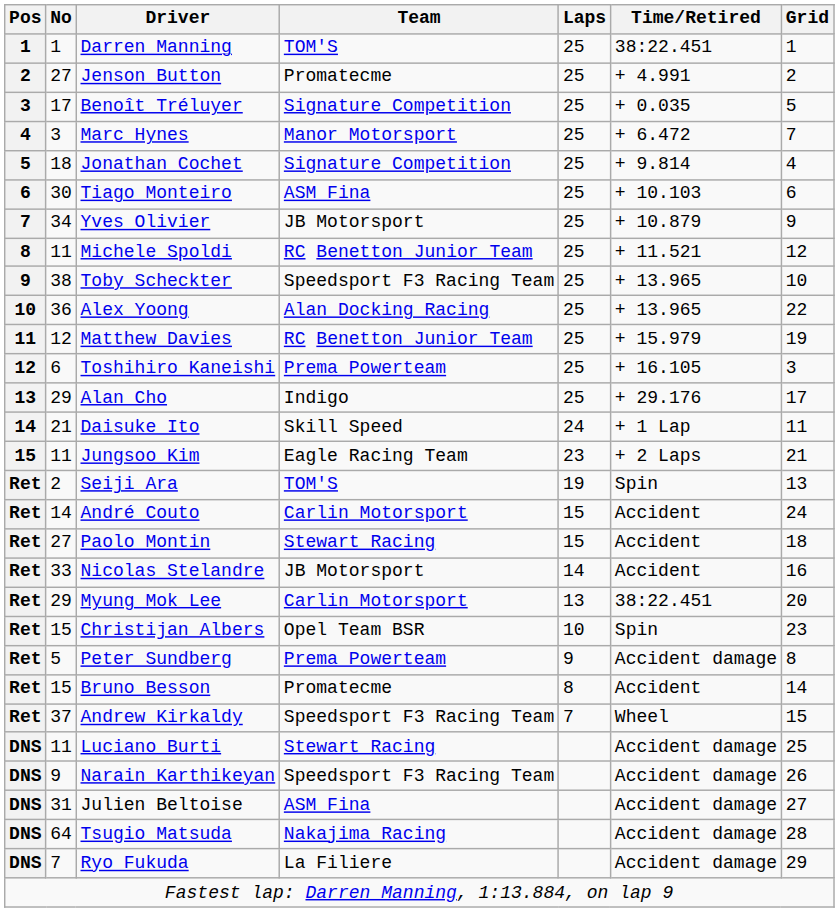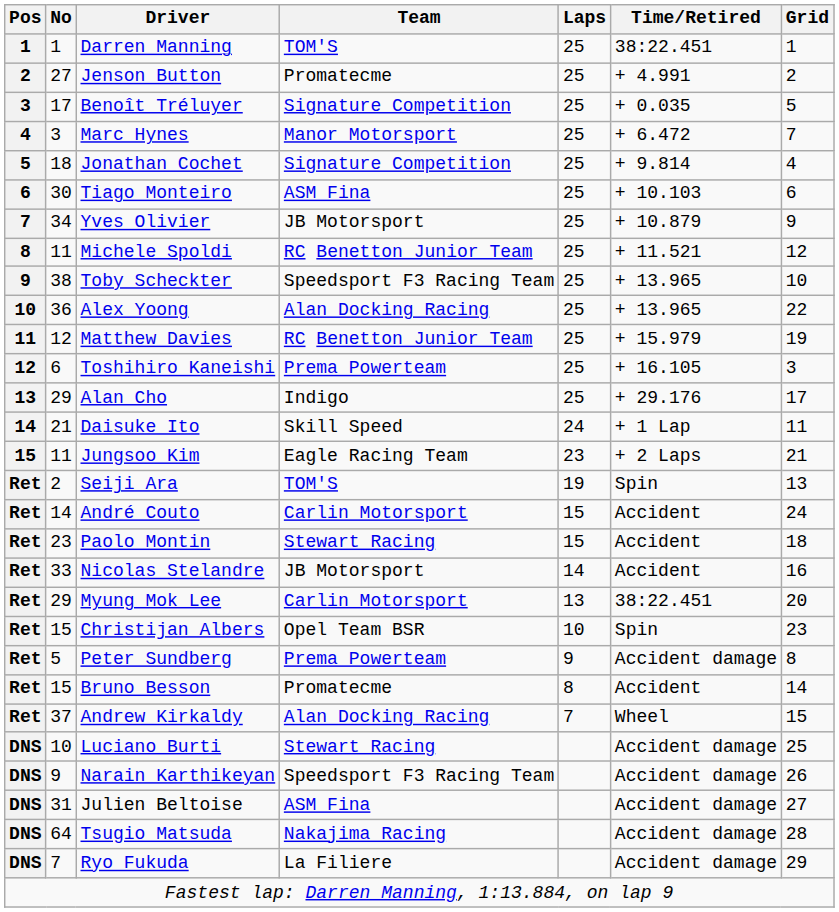(61, 544) 27 -> (61, 544) 23
(419, 718) Speedsport F3 Racing Team -> (387, 718) Alan Docking Racing
(61, 747) 11 -> (61, 747) 10
